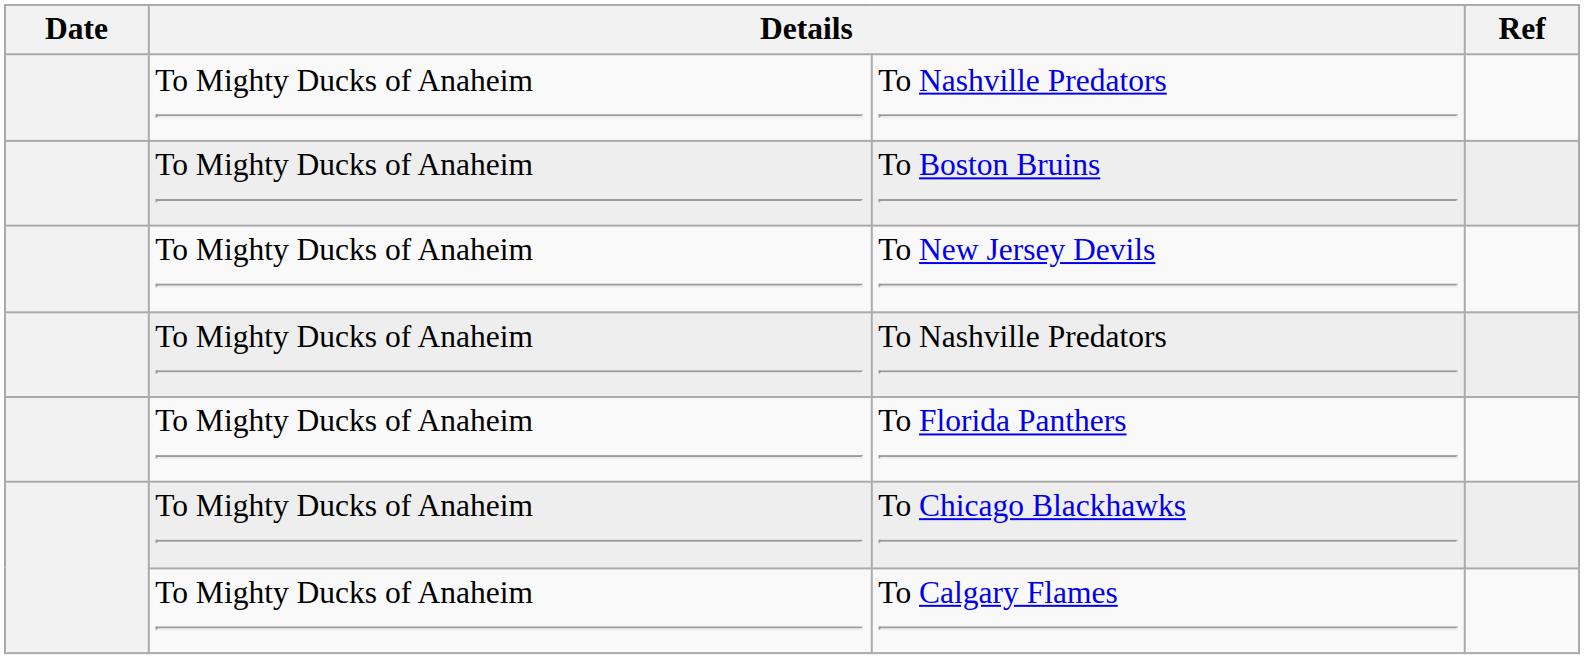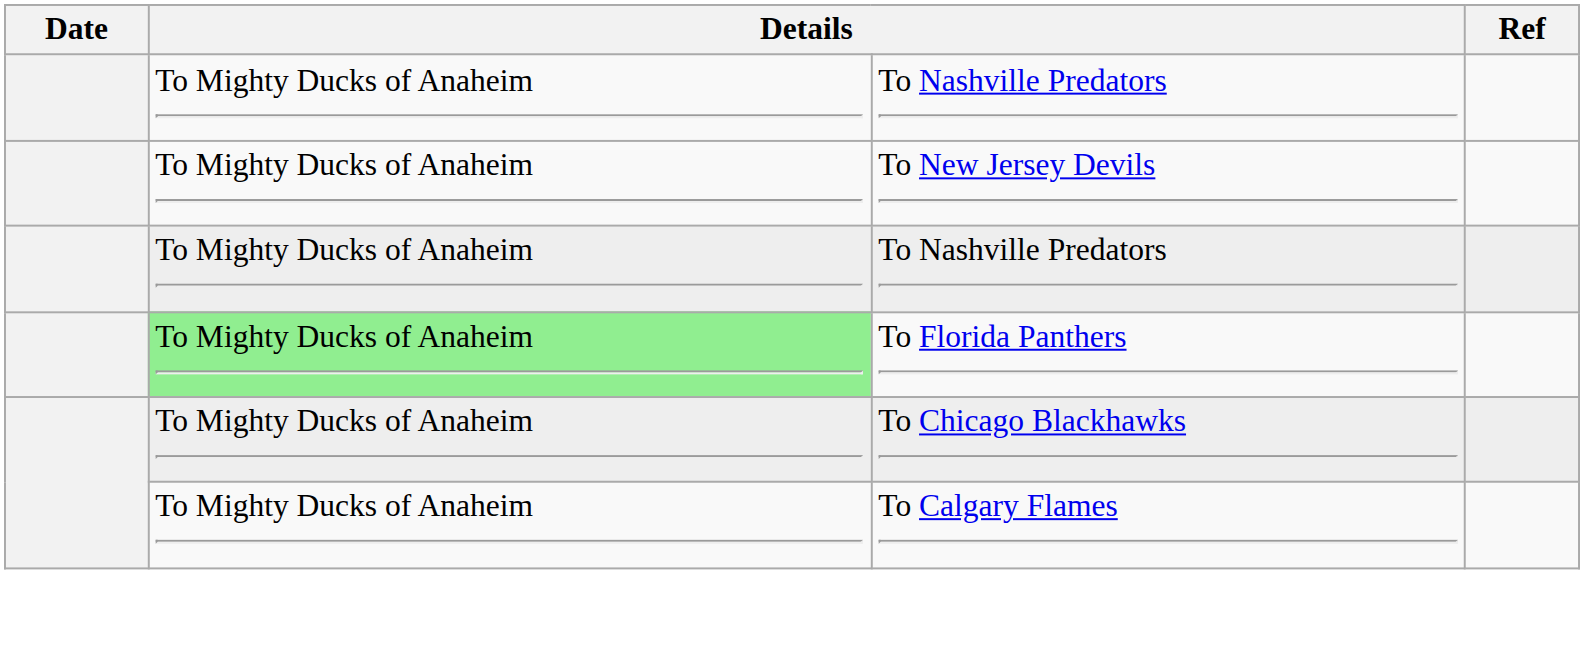- row: (76, 183)
(509, 432) no background -> (509, 346) lightgreen background
